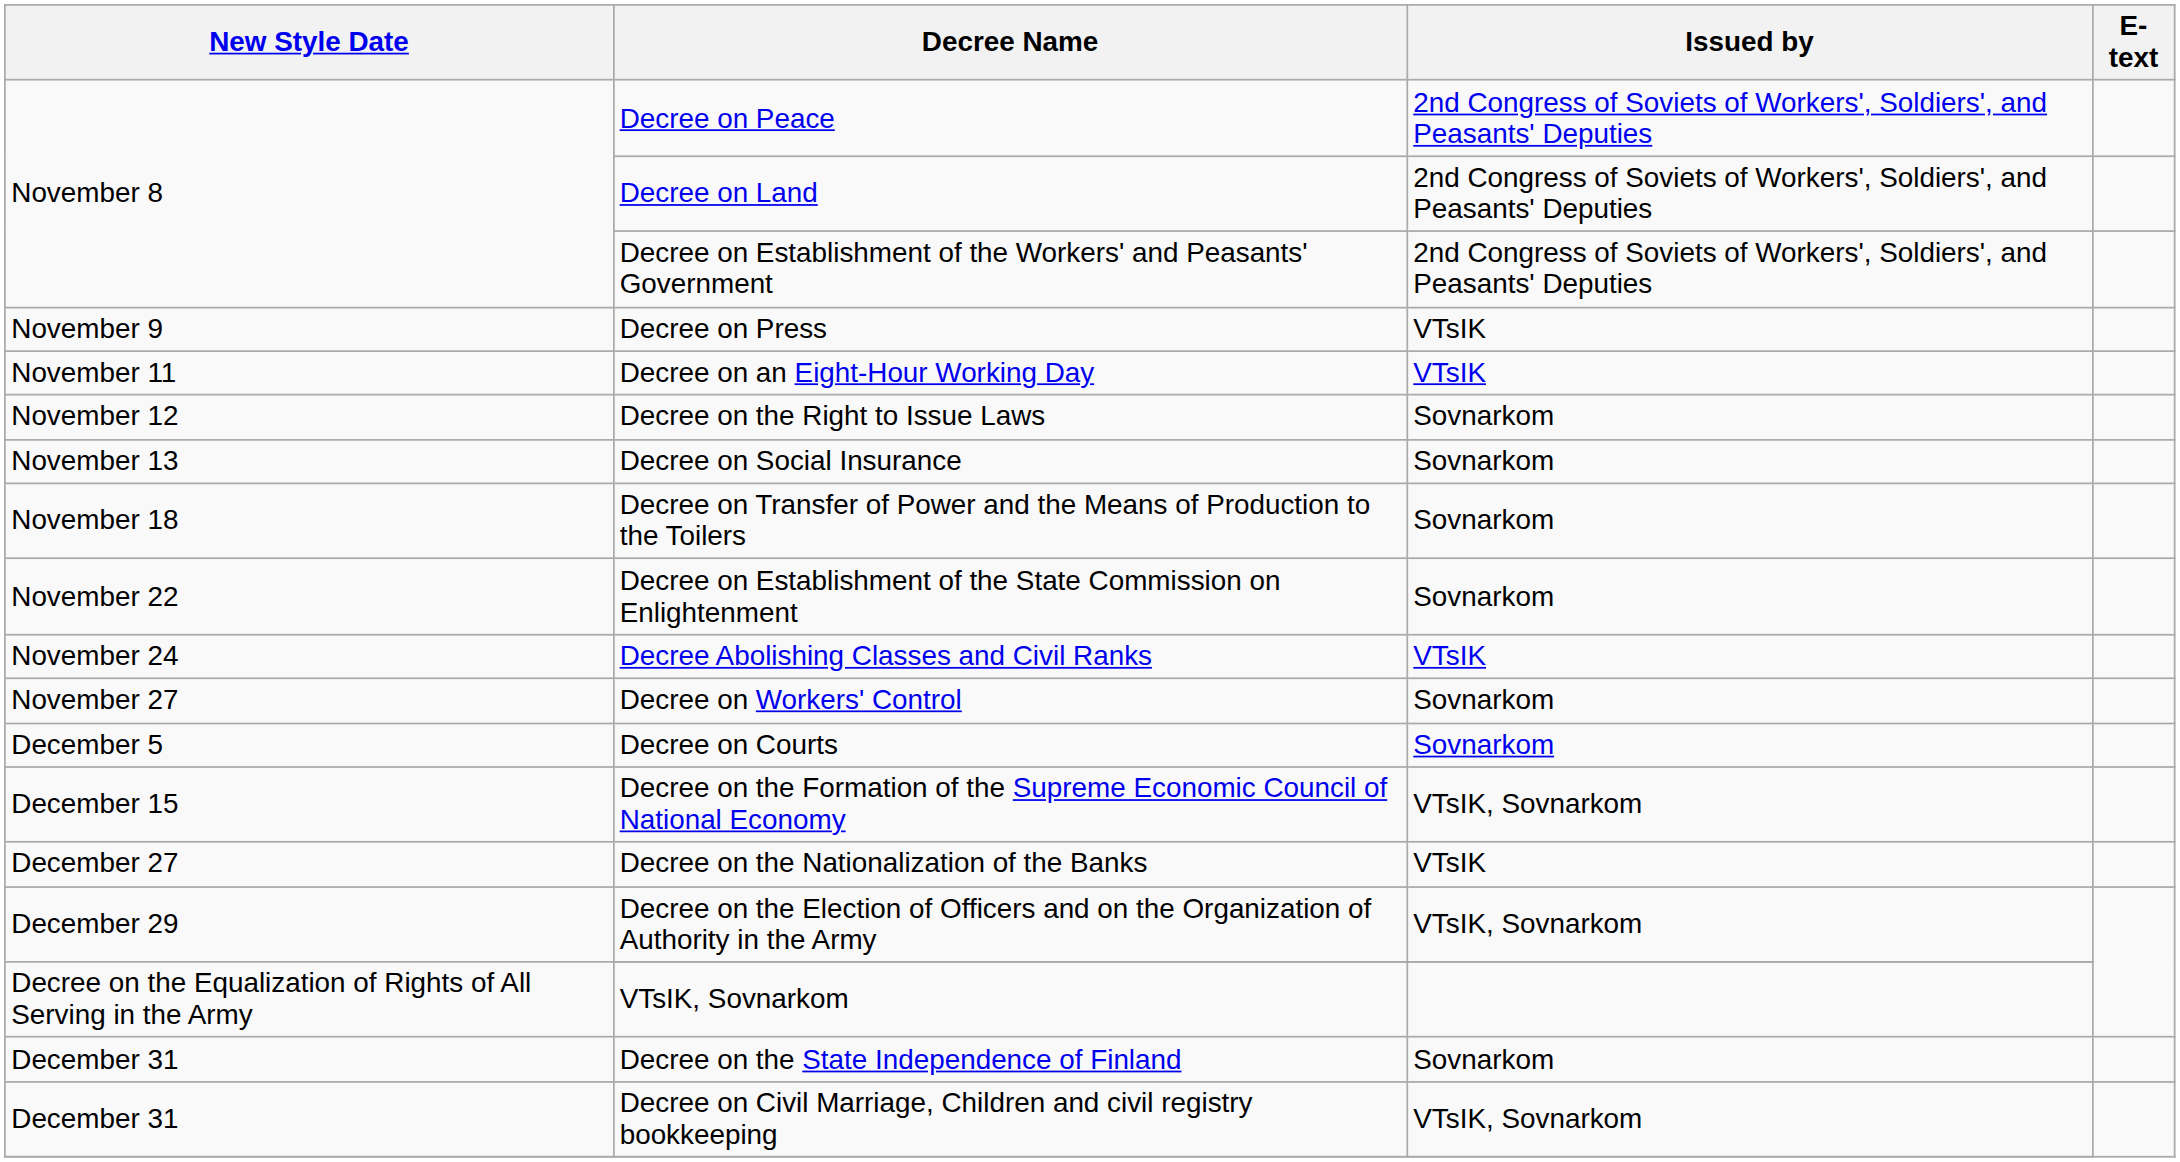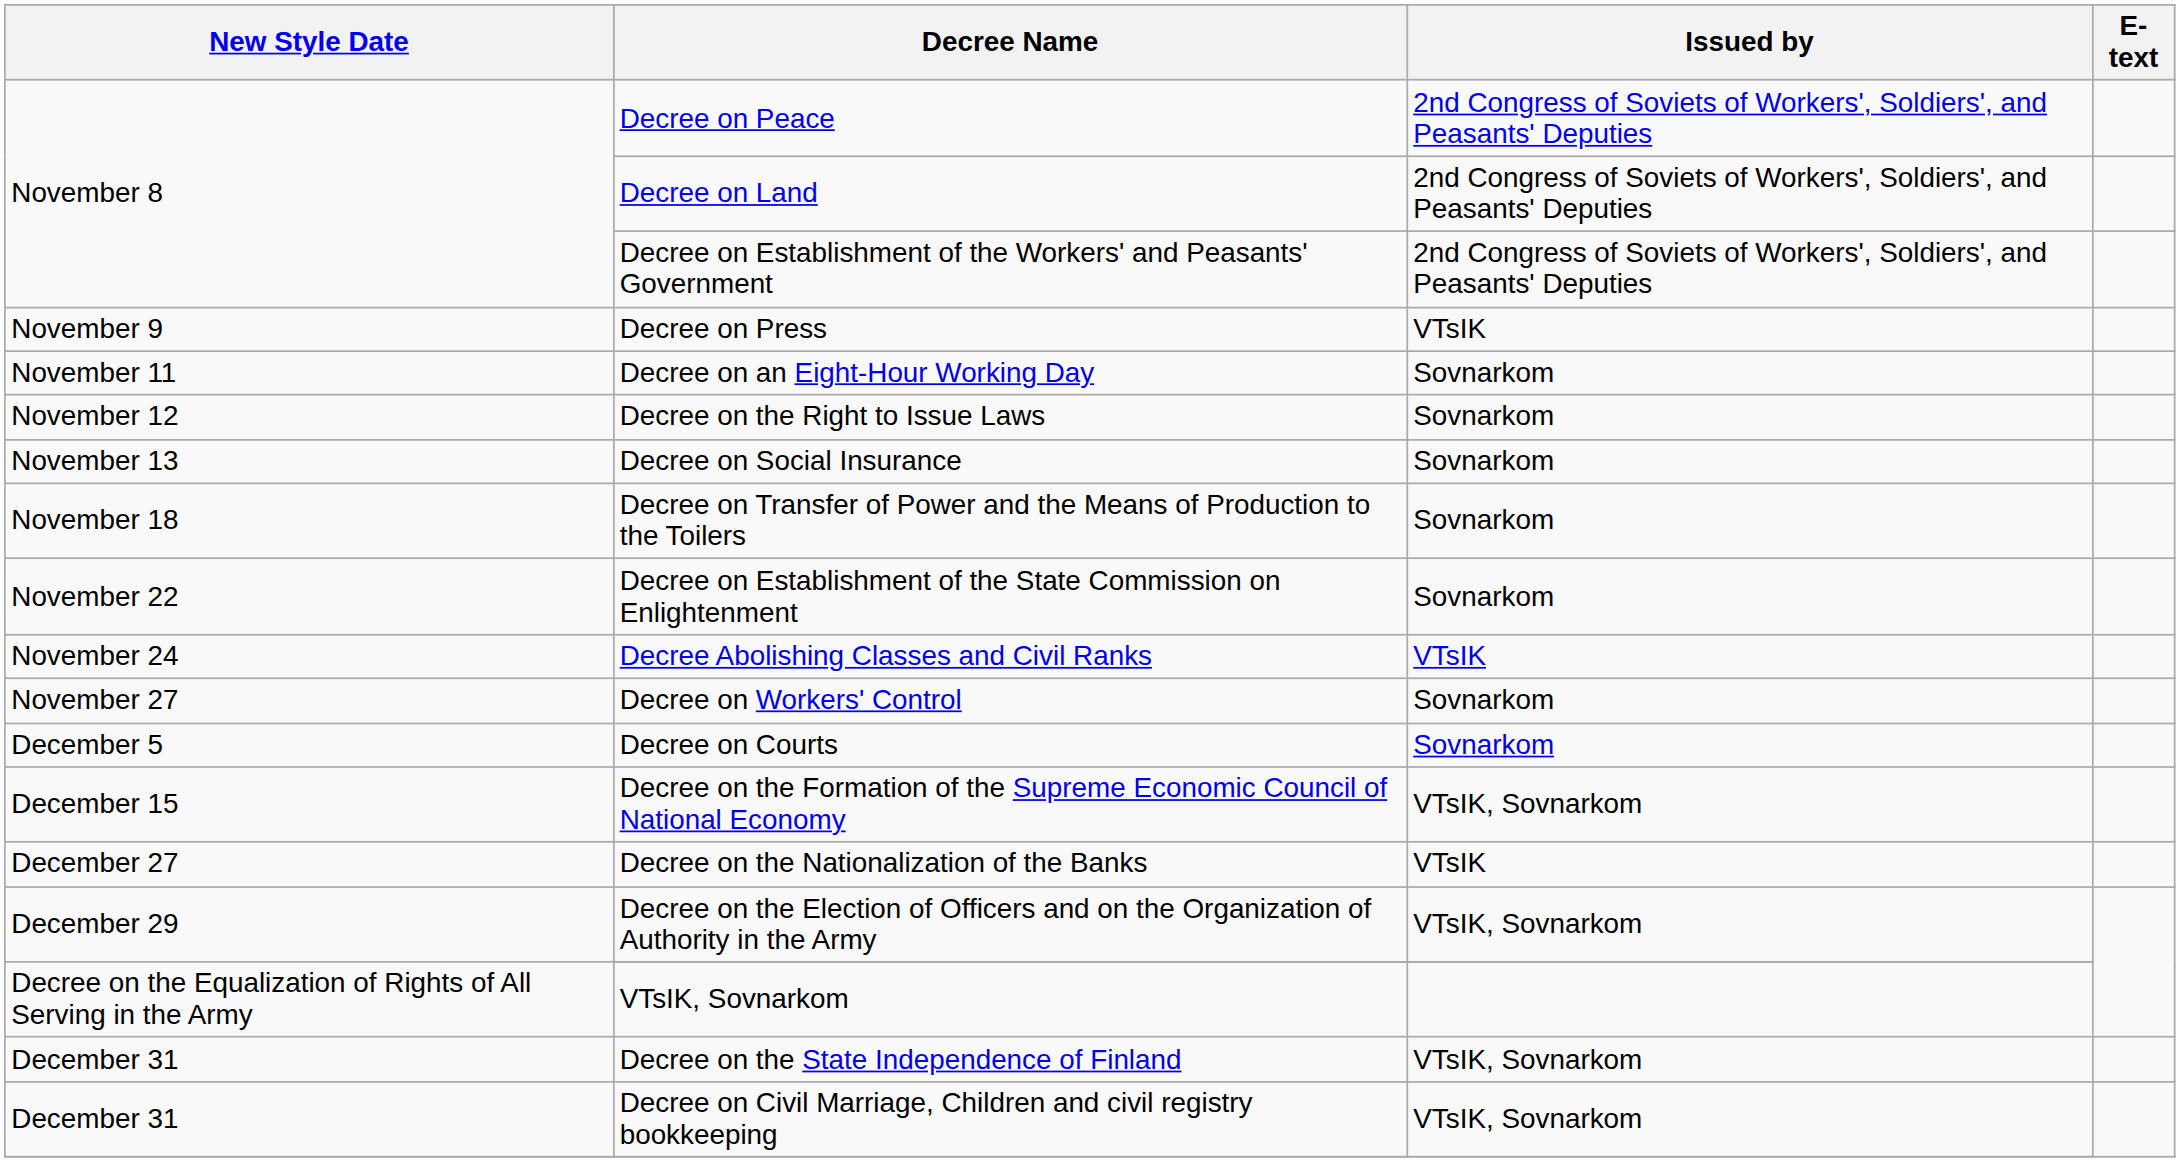(1450, 372) VTsIK -> (1484, 372) Sovnarkom
(1484, 1059) Sovnarkom -> (1528, 1059) VTsIK, Sovnarkom
